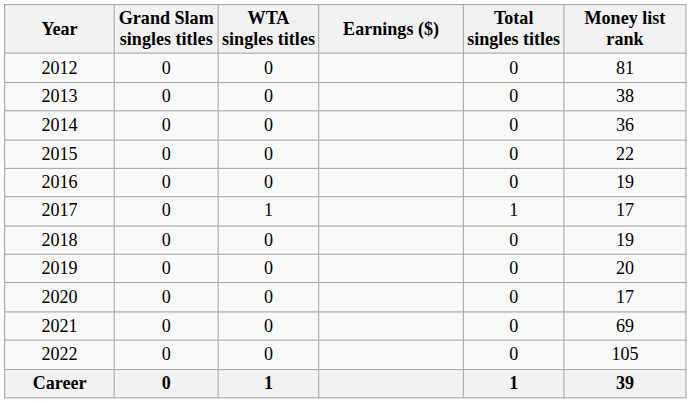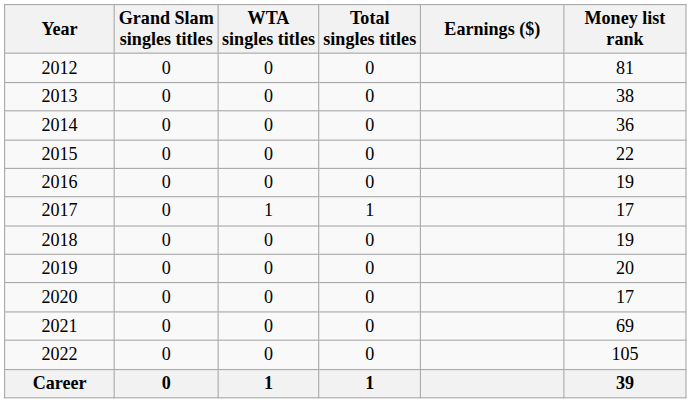columns swapped: (514, 29) <-> (391, 29)
